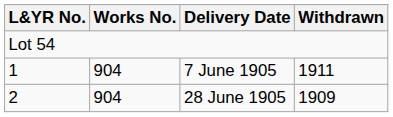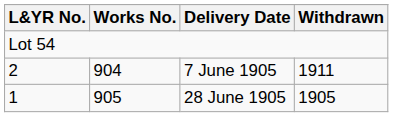(13, 71) 1 -> (13, 71) 2
(13, 97) 2 -> (13, 97) 1
(108, 97) 904 -> (108, 97) 905
(317, 97) 1909 -> (317, 97) 1905
